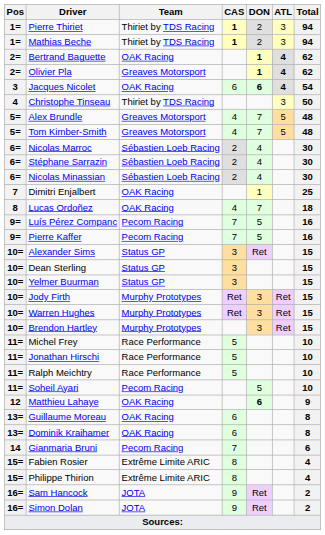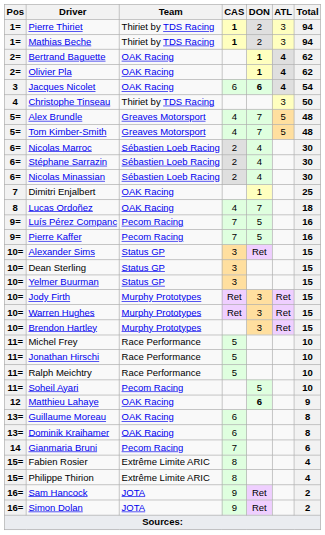(164, 72) Greaves Motorsport -> (148, 72) OAK Racing
